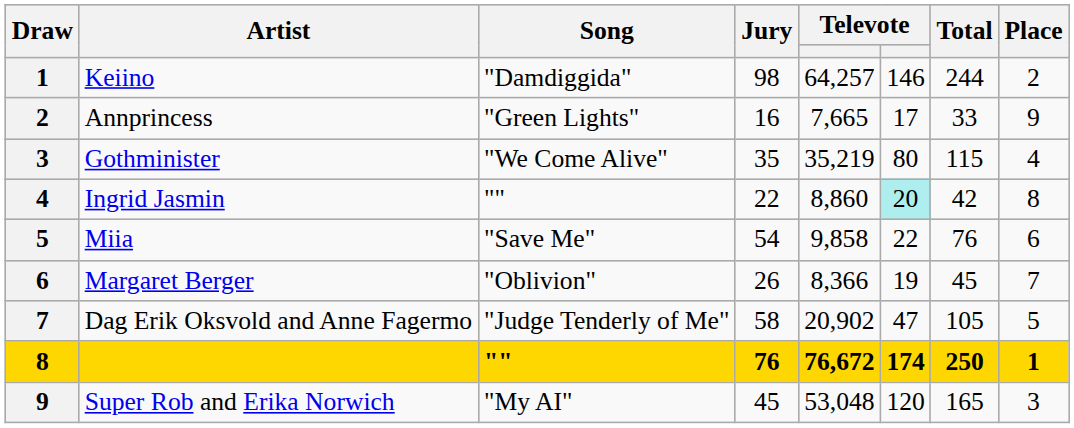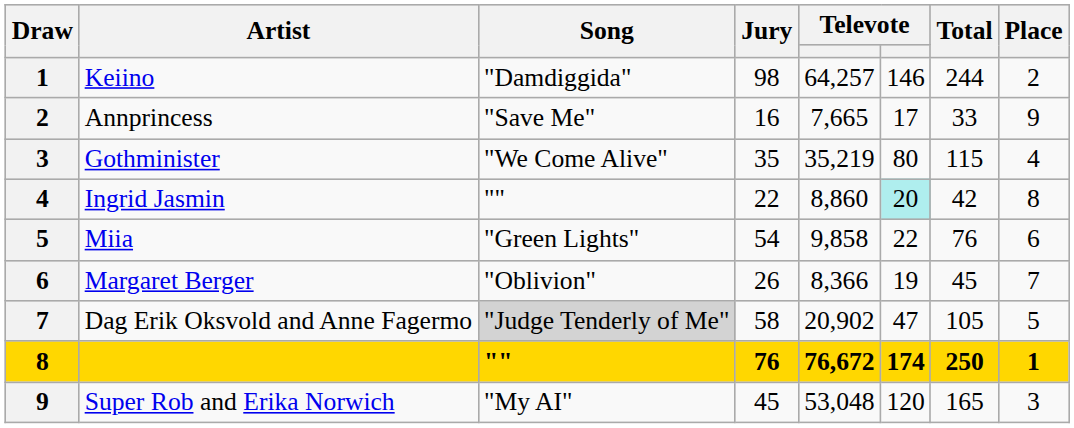(562, 117) "Green Lights" -> (540, 117) "Save Me"
(540, 239) "Save Me" -> (562, 239) "Green Lights"
(607, 320) no background -> (607, 320) lightgrey background
